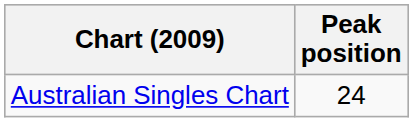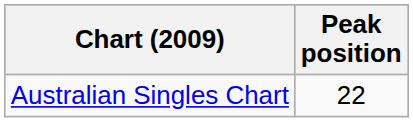(351, 95) 24 -> (351, 95) 22
